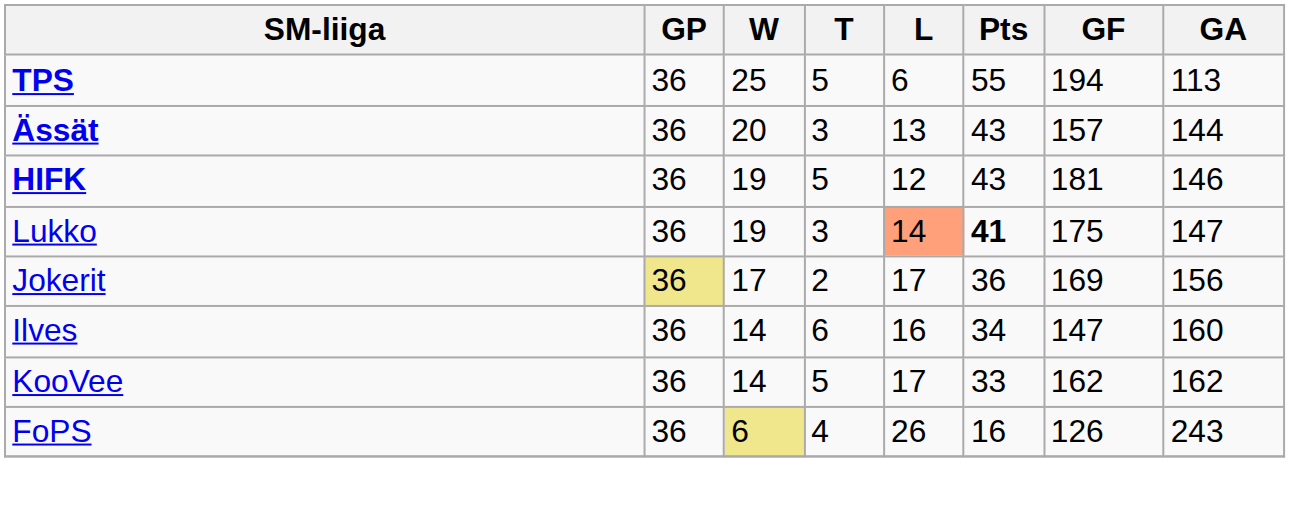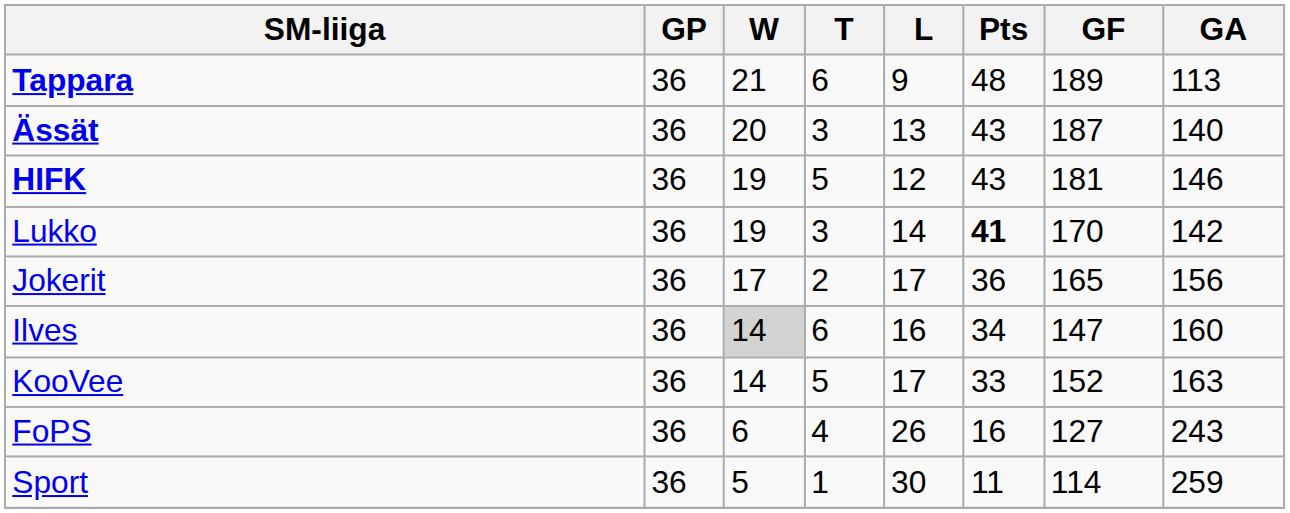- row: (43, 79)
+ row: (73, 79)
(1077, 130) 157 -> (1077, 130) 187
(1197, 130) 144 -> (1197, 130) 140
(909, 230) lightsalmon background -> (909, 230) no background
(1077, 230) 175 -> (1077, 230) 170
(1197, 230) 147 -> (1197, 230) 142
(669, 280) khaki background -> (669, 280) no background
(1077, 280) 169 -> (1077, 280) 165
(749, 331) no background -> (749, 331) lightgrey background
(1077, 381) 162 -> (1077, 381) 152
(1197, 381) 162 -> (1197, 381) 163
(740, 431) khaki background -> (740, 431) no background
(1077, 431) 126 -> (1077, 431) 127
+ row: (50, 481)
